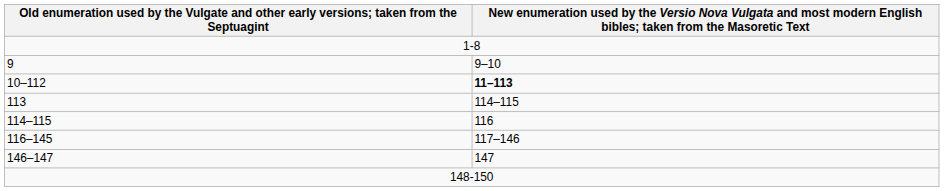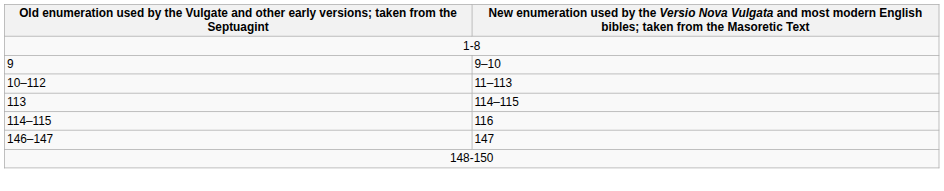(494, 83) bold -> (493, 83) normal
- row: (30, 139)
